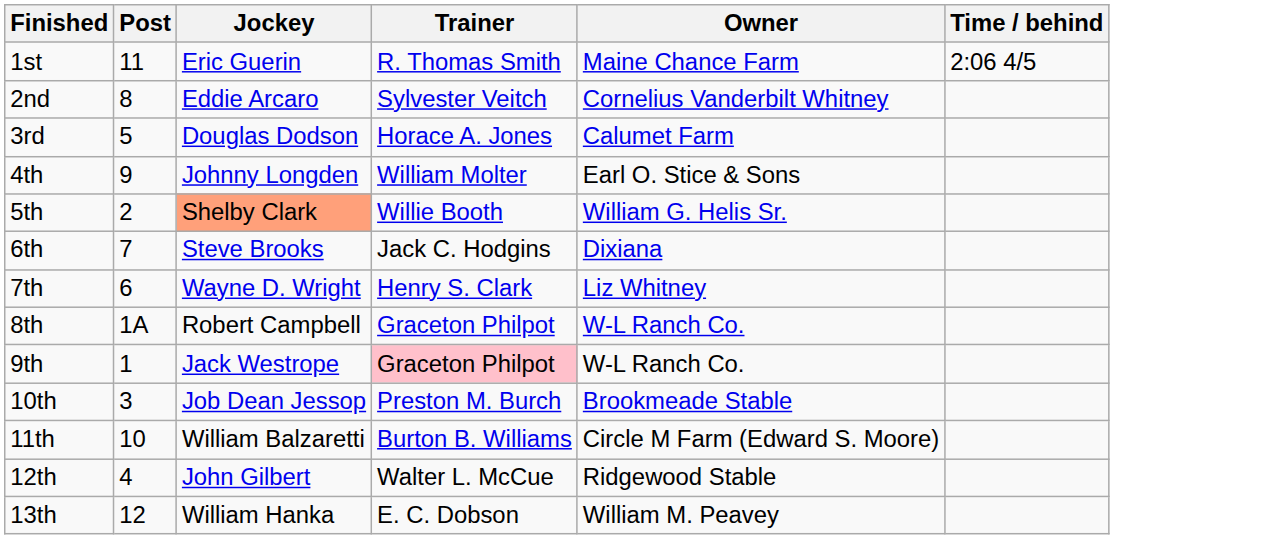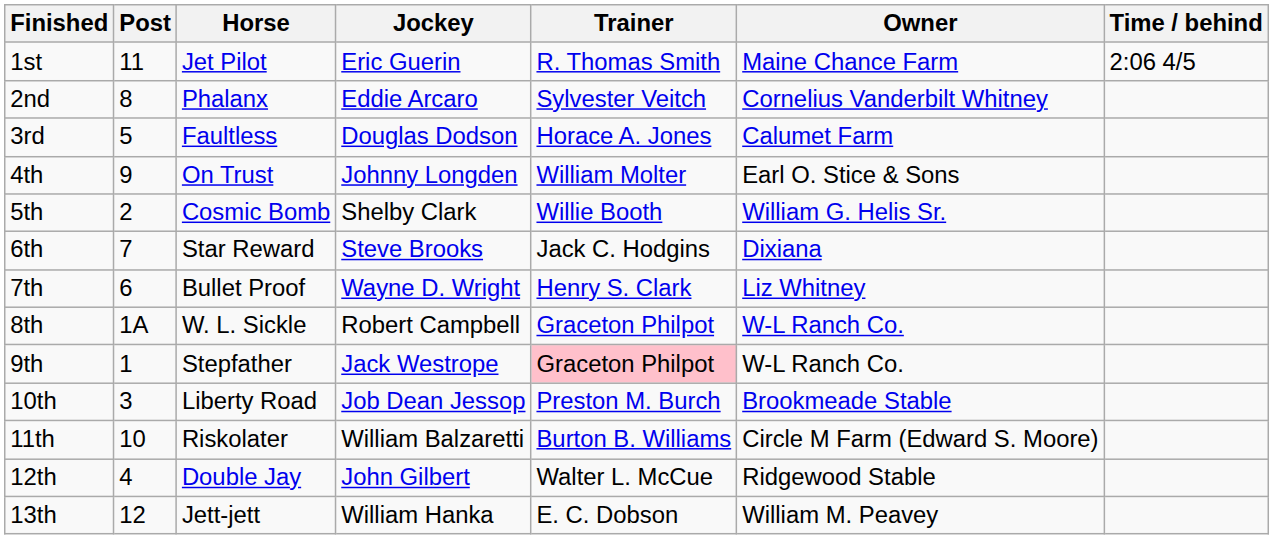+ column: (256, 23)
(249, 212) lightsalmon background -> (409, 212) no background
